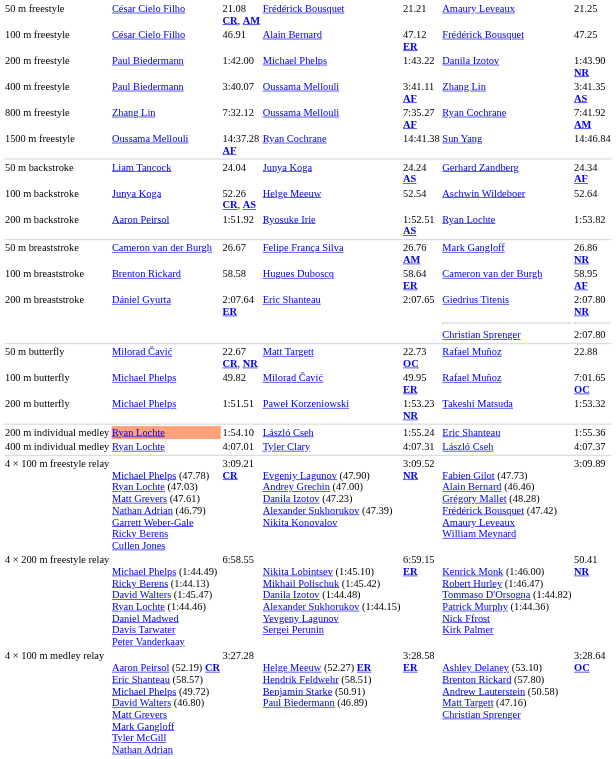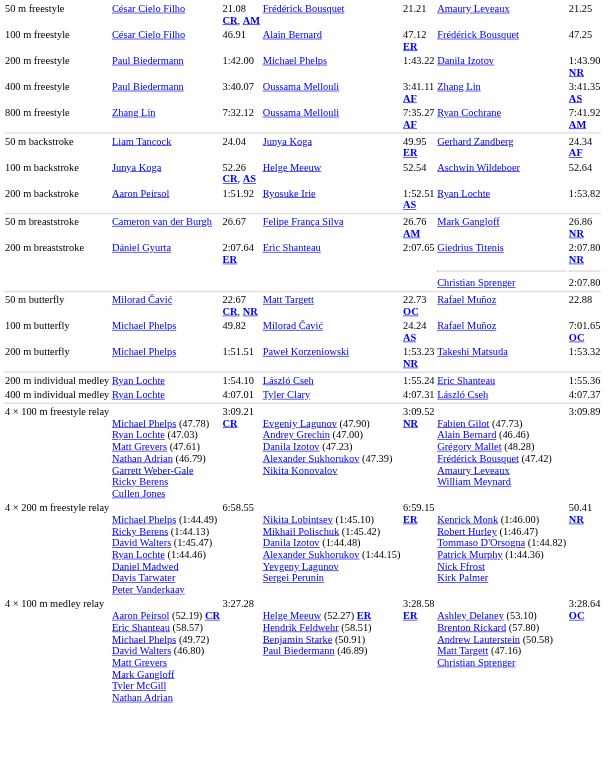- row: (40, 138)
(415, 173) 24.24 AS -> (415, 147) 49.95 ER
- row: (45, 274)
(415, 384) 49.95 ER -> (415, 332) 24.24 AS
(138, 432) lightsalmon background -> (138, 380) no background
